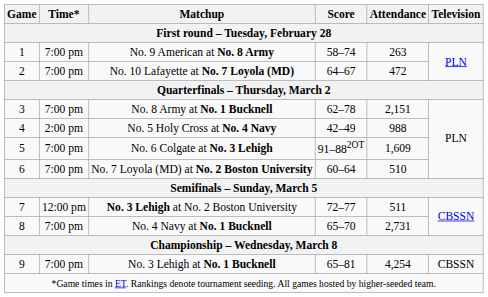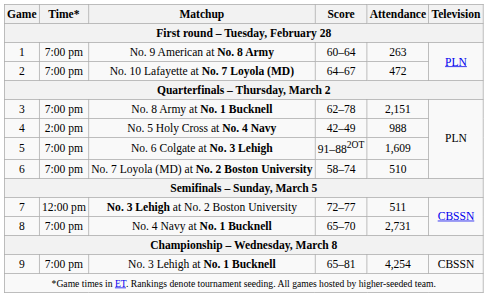(341, 52) 58–74 -> (341, 52) 60–64
(341, 168) 60–64 -> (341, 168) 58–74
